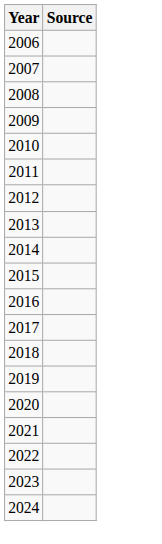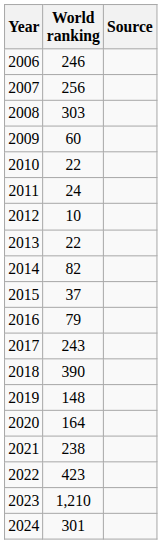+ column: (73, 26)
